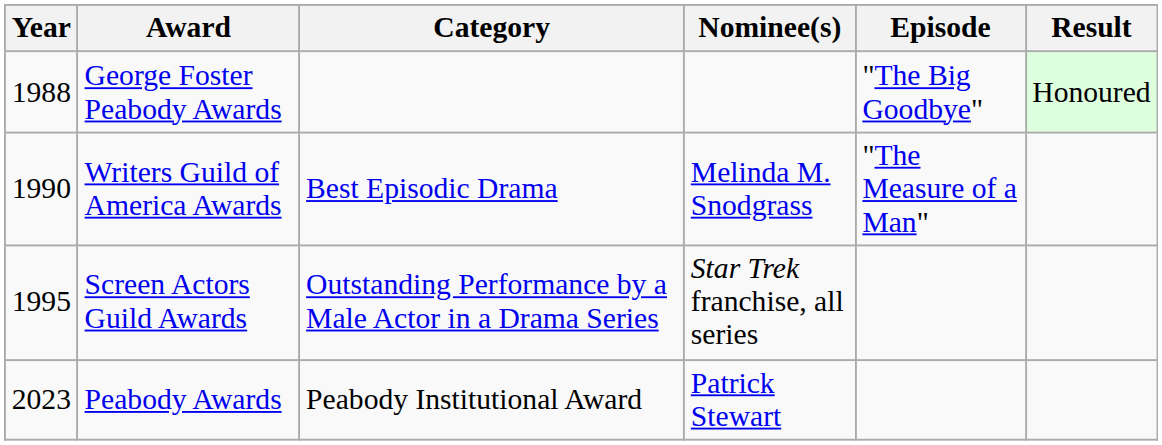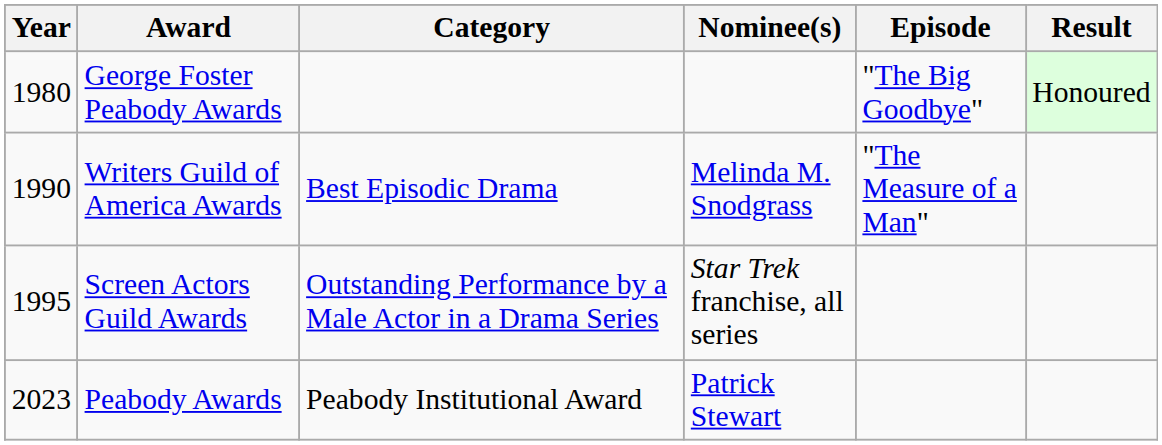(41, 91) 1988 -> (41, 91) 1980
